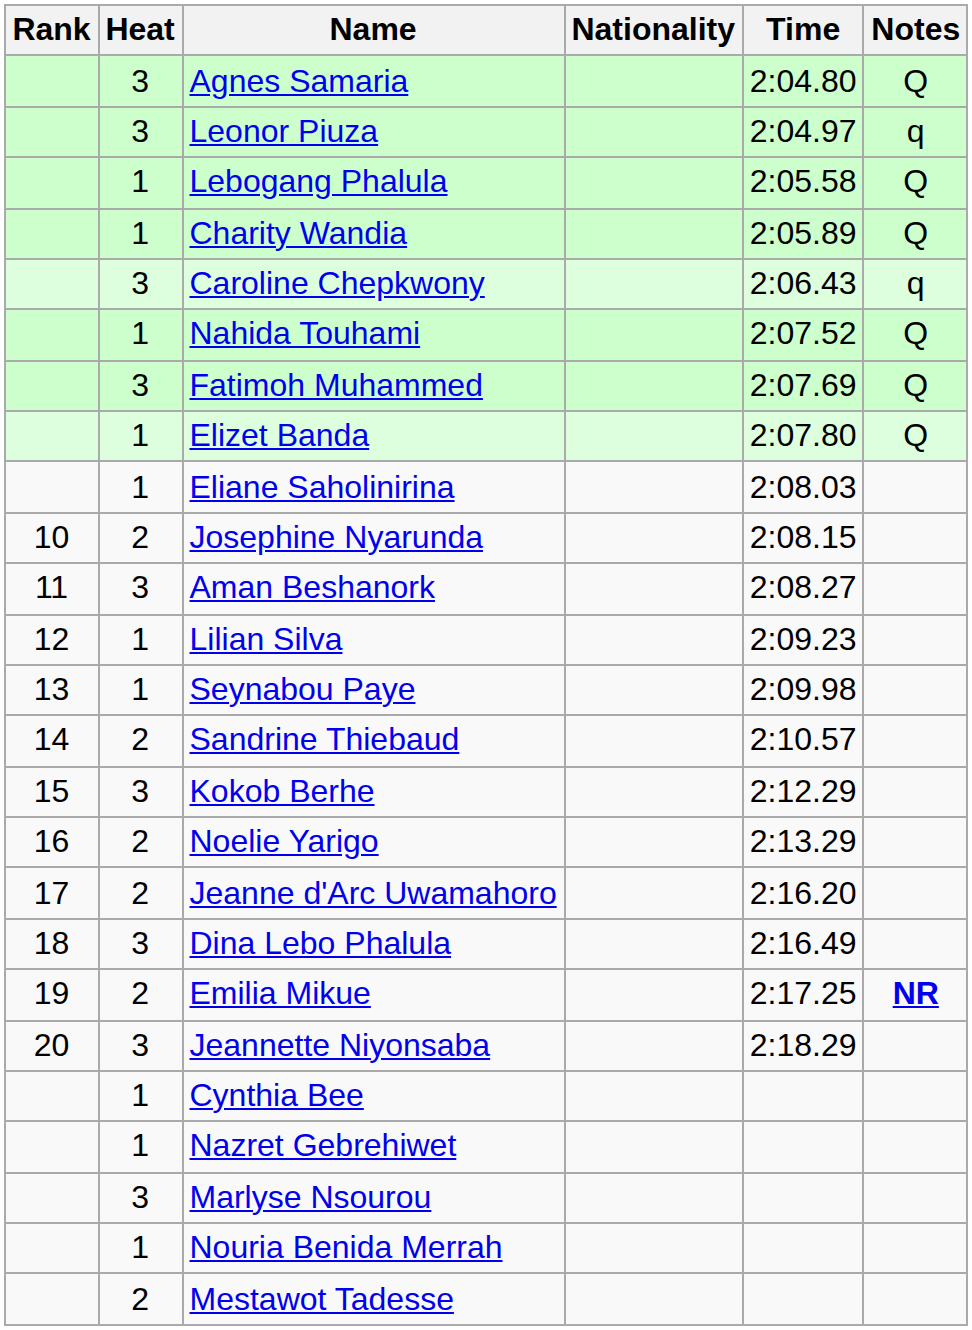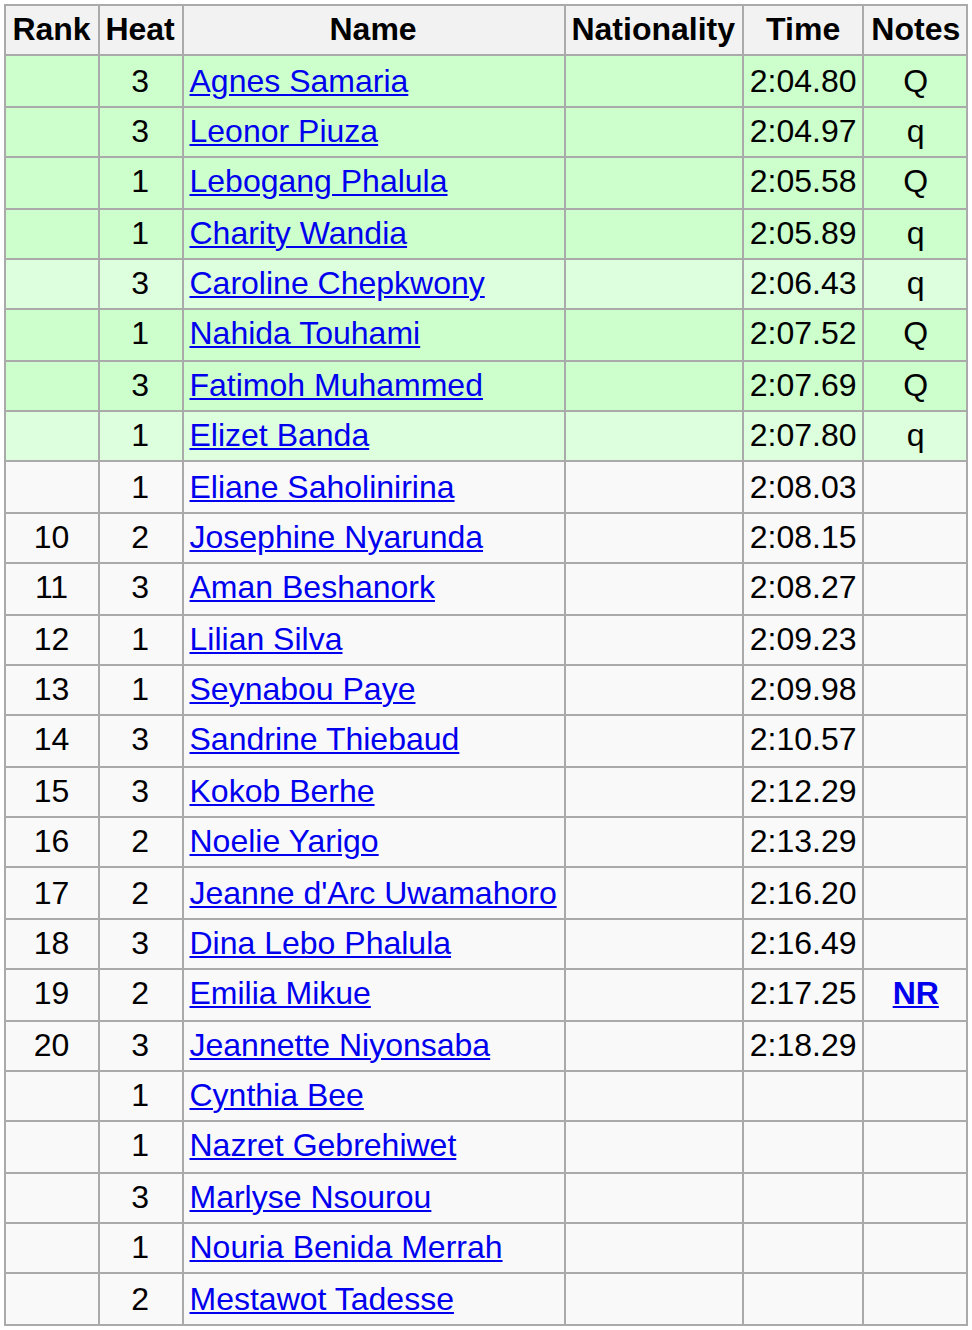(916, 232) Q -> (916, 232) q
(916, 435) Q -> (916, 435) q
(140, 740) 2 -> (140, 740) 3
